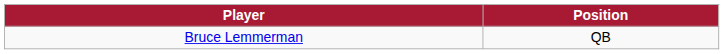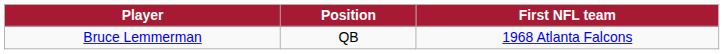+ column: (567, 15)
